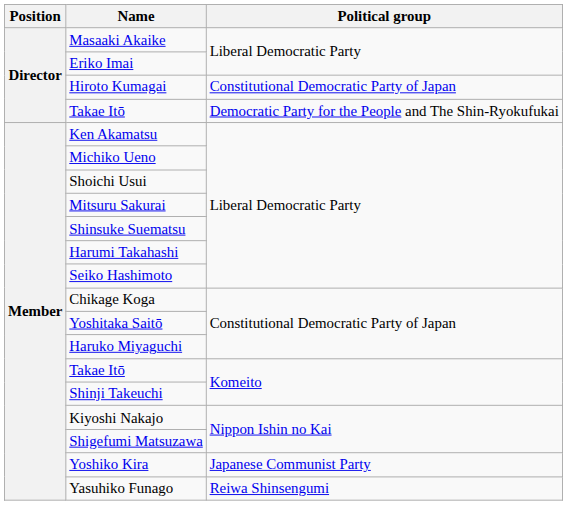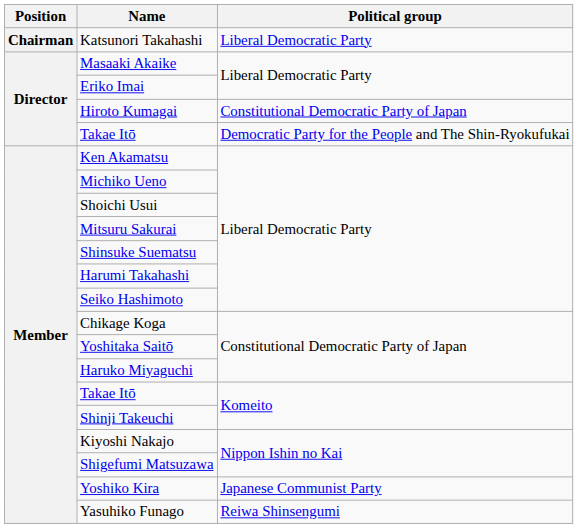+ row: (141, 39)
